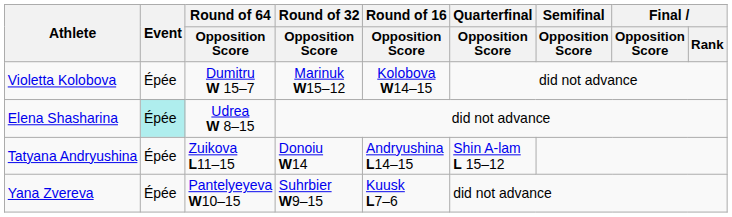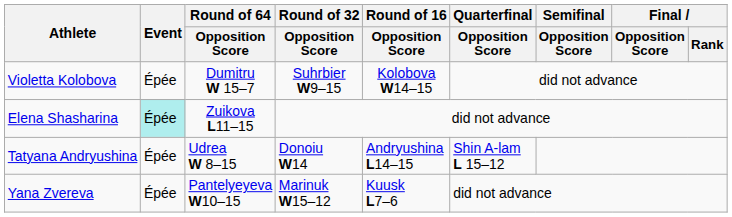(319, 81) Marinuk W15–12 -> (319, 81) Suhrbier W9–15
(230, 119) Udrea W 8–15 -> (230, 119) Zuikova L11–15
(213, 156) Zuikova L11–15 -> (213, 156) Udrea W 8–15
(305, 194) Suhrbier W9–15 -> (305, 194) Marinuk W15–12
